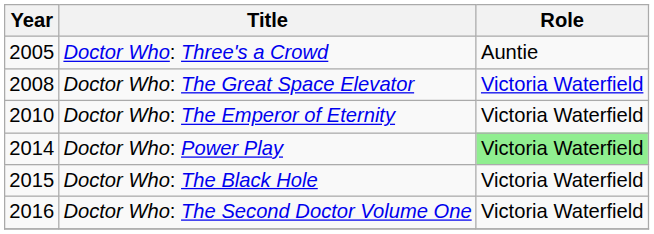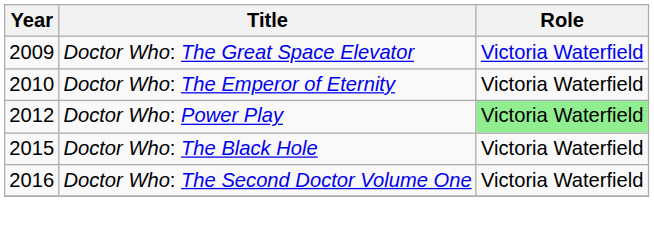- row: (196, 52)
(32, 84) 2008 -> (32, 52) 2009
(32, 148) 2014 -> (32, 116) 2012
